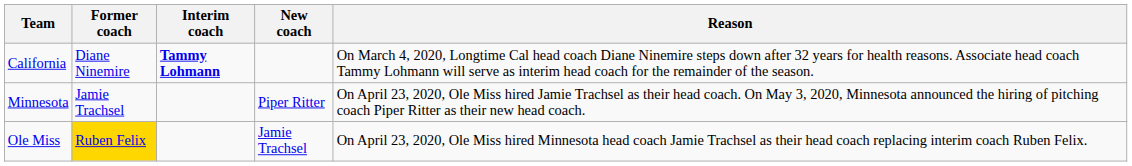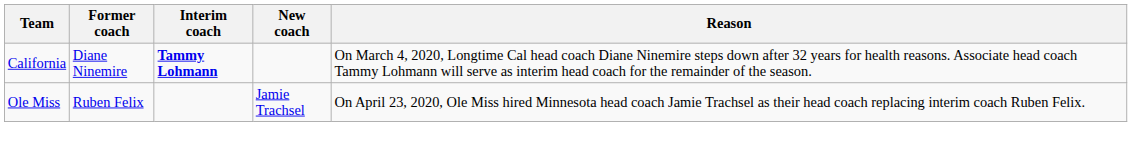- row: (38, 102)
(111, 141) gold background -> (108, 102) no background
